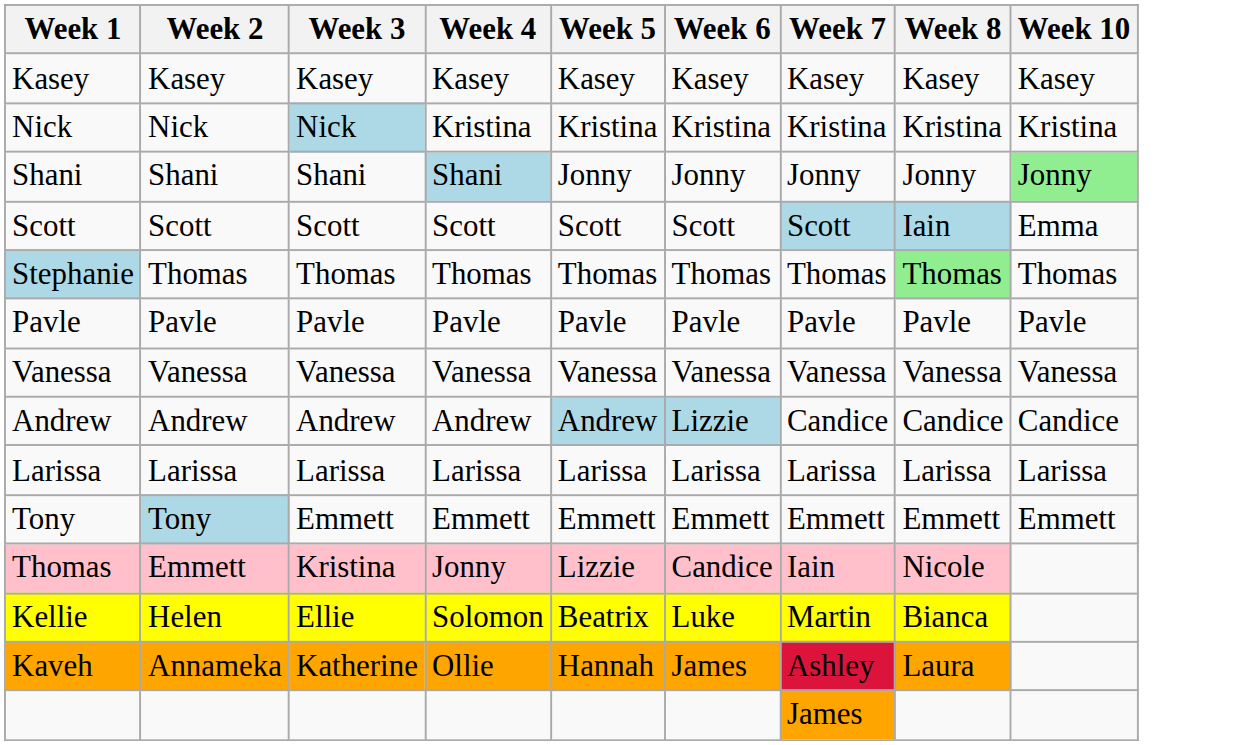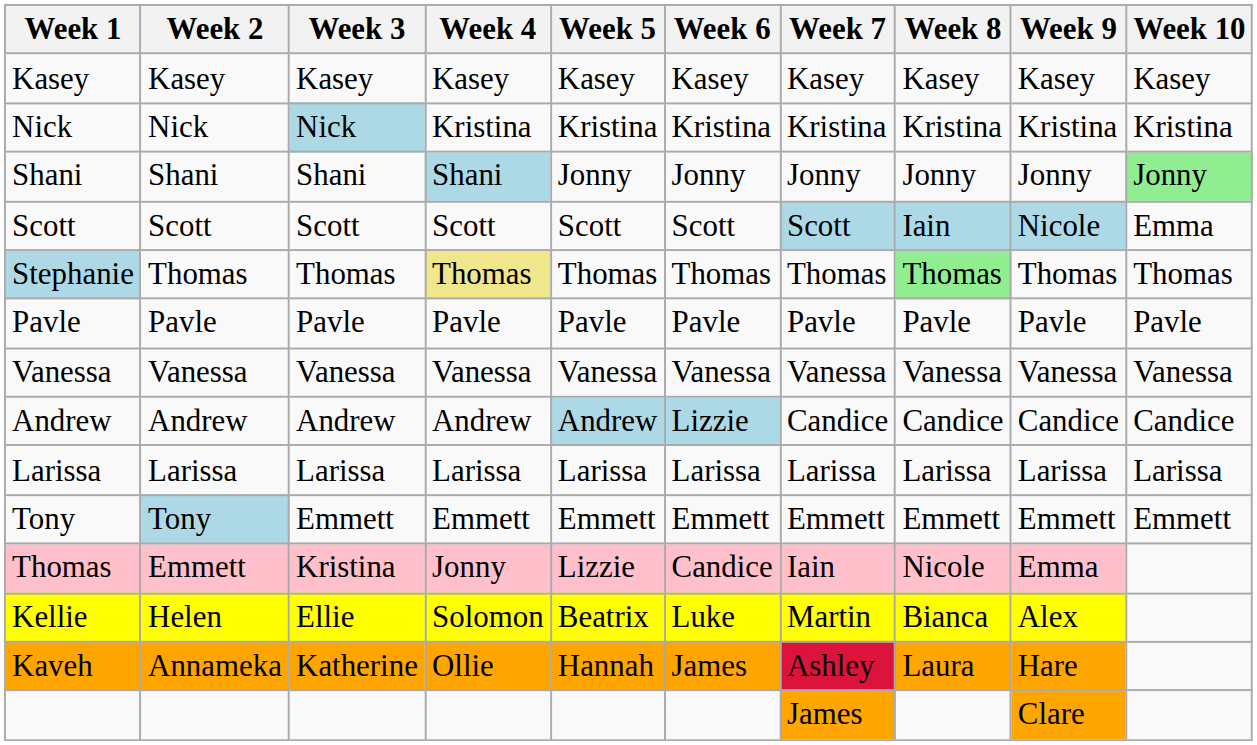+ column: (1068, 28)
(482, 273) no background -> (482, 273) khaki background
